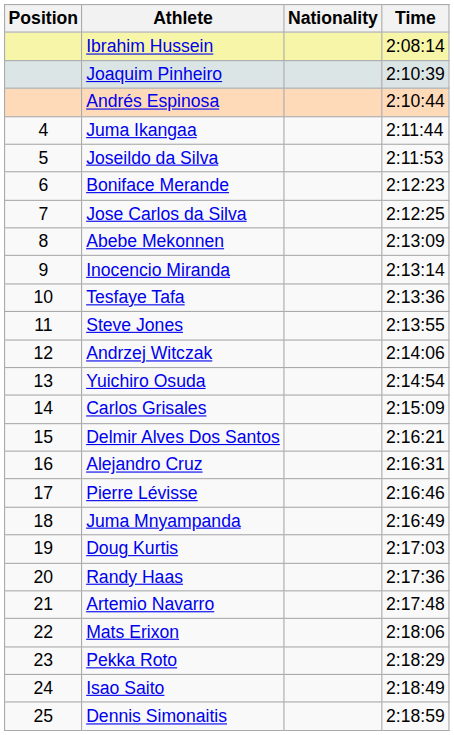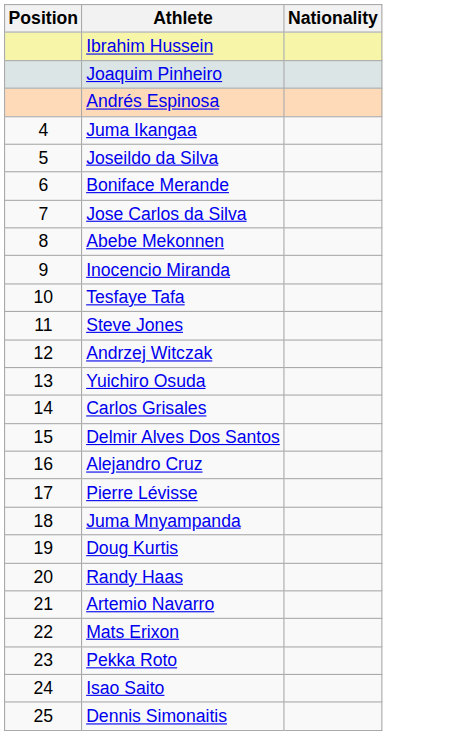- column: (415, 18)
